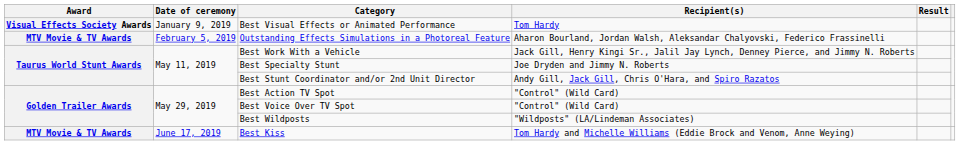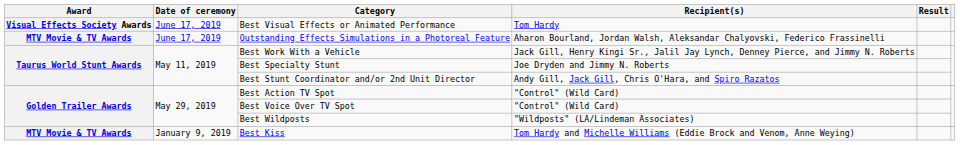(193, 25) January 9, 2019 -> (188, 25) June 17, 2019
(196, 38) February 5, 2019 -> (188, 38) June 17, 2019
(188, 133) June 17, 2019 -> (193, 133) January 9, 2019
